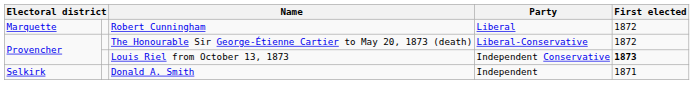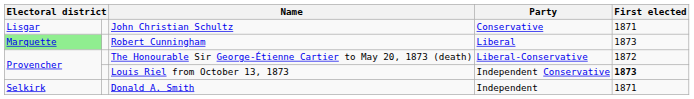+ row: (172, 27)
(32, 27) no background -> (32, 42) lightgreen background
(625, 27) 1872 -> (625, 42) 1873
